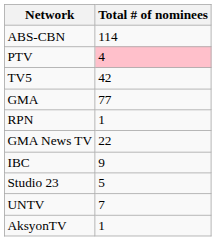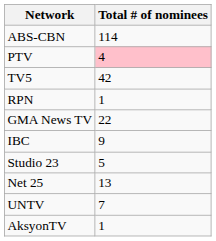- row: (23, 99)
+ row: (25, 183)
